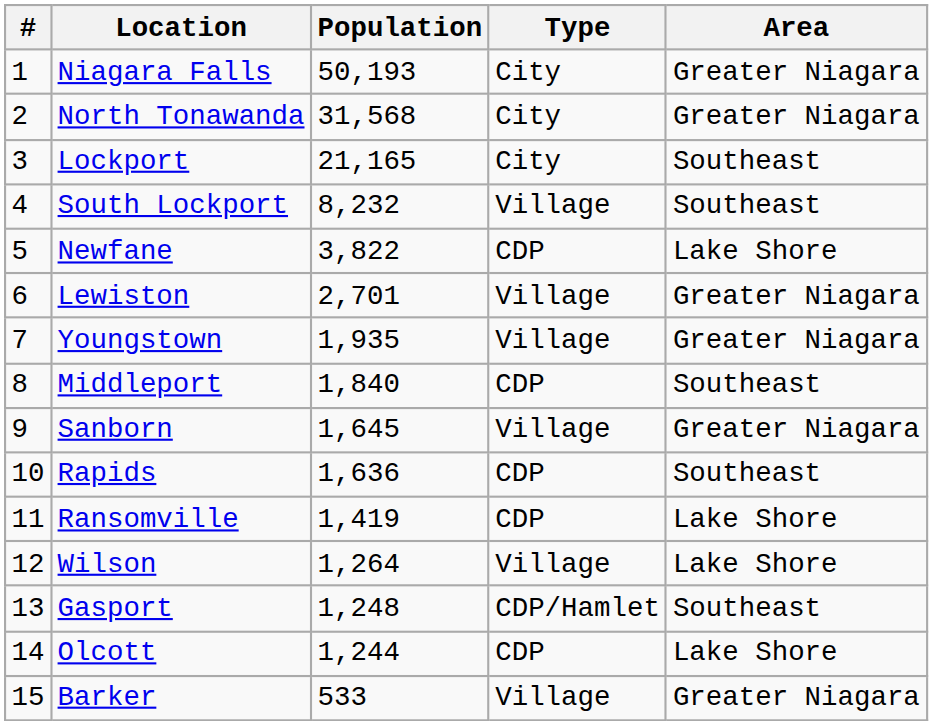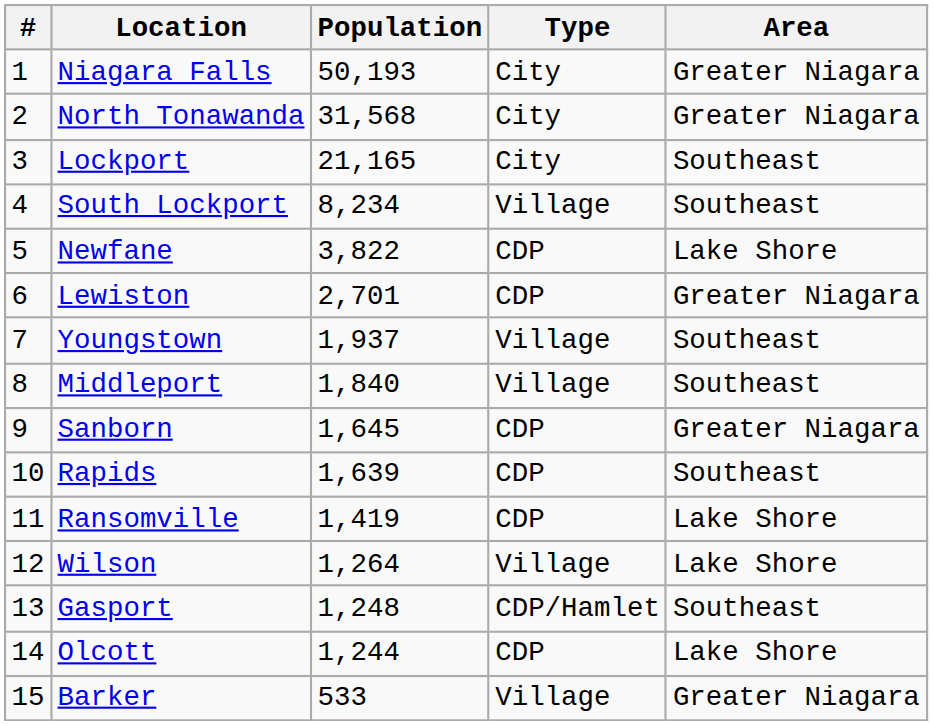(359, 206) 8,232 -> (359, 206) 8,234
(553, 296) Village -> (520, 296) CDP
(359, 340) 1,935 -> (359, 340) 1,937
(796, 340) Greater Niagara -> (747, 340) Southeast
(520, 385) CDP -> (553, 385) Village
(553, 430) Village -> (520, 430) CDP
(359, 474) 1,636 -> (359, 474) 1,639
